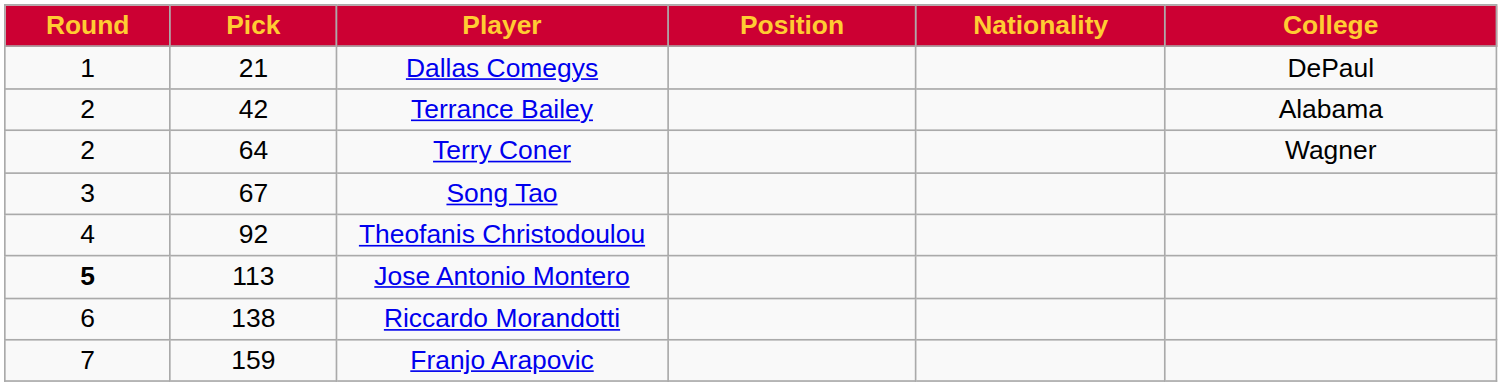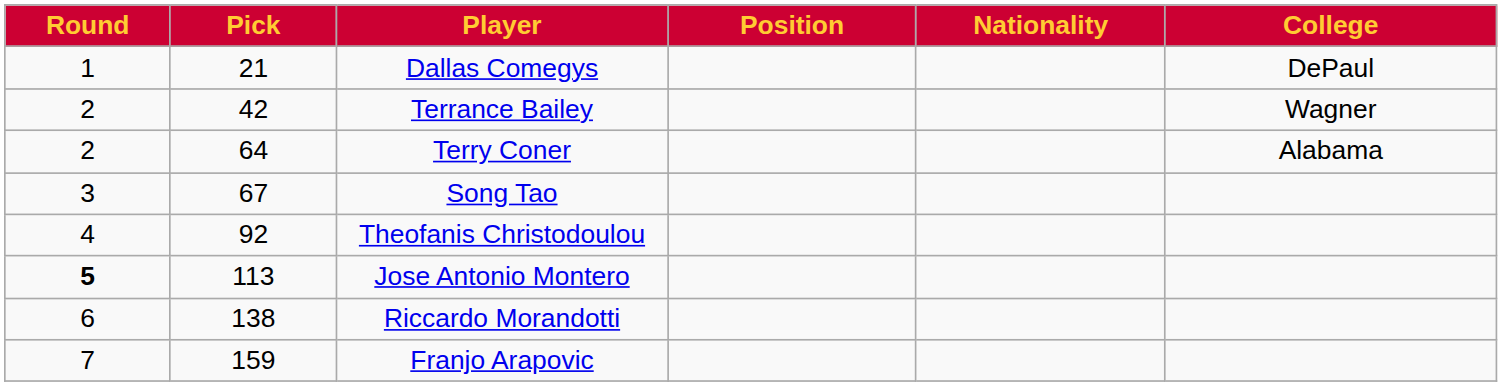(1331, 109) Alabama -> (1331, 109) Wagner
(1331, 151) Wagner -> (1331, 151) Alabama
